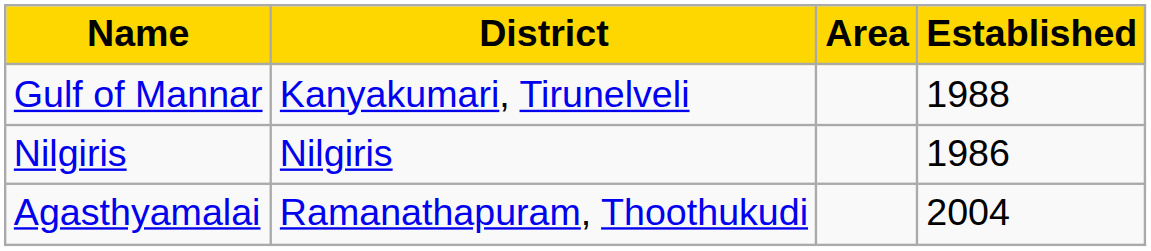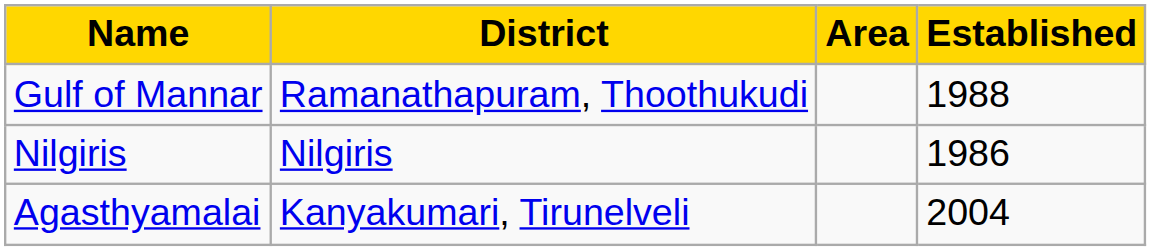(485, 93) Kanyakumari, Tirunelveli -> (544, 93) Ramanathapuram, Thoothukudi
(544, 213) Ramanathapuram, Thoothukudi -> (485, 213) Kanyakumari, Tirunelveli
